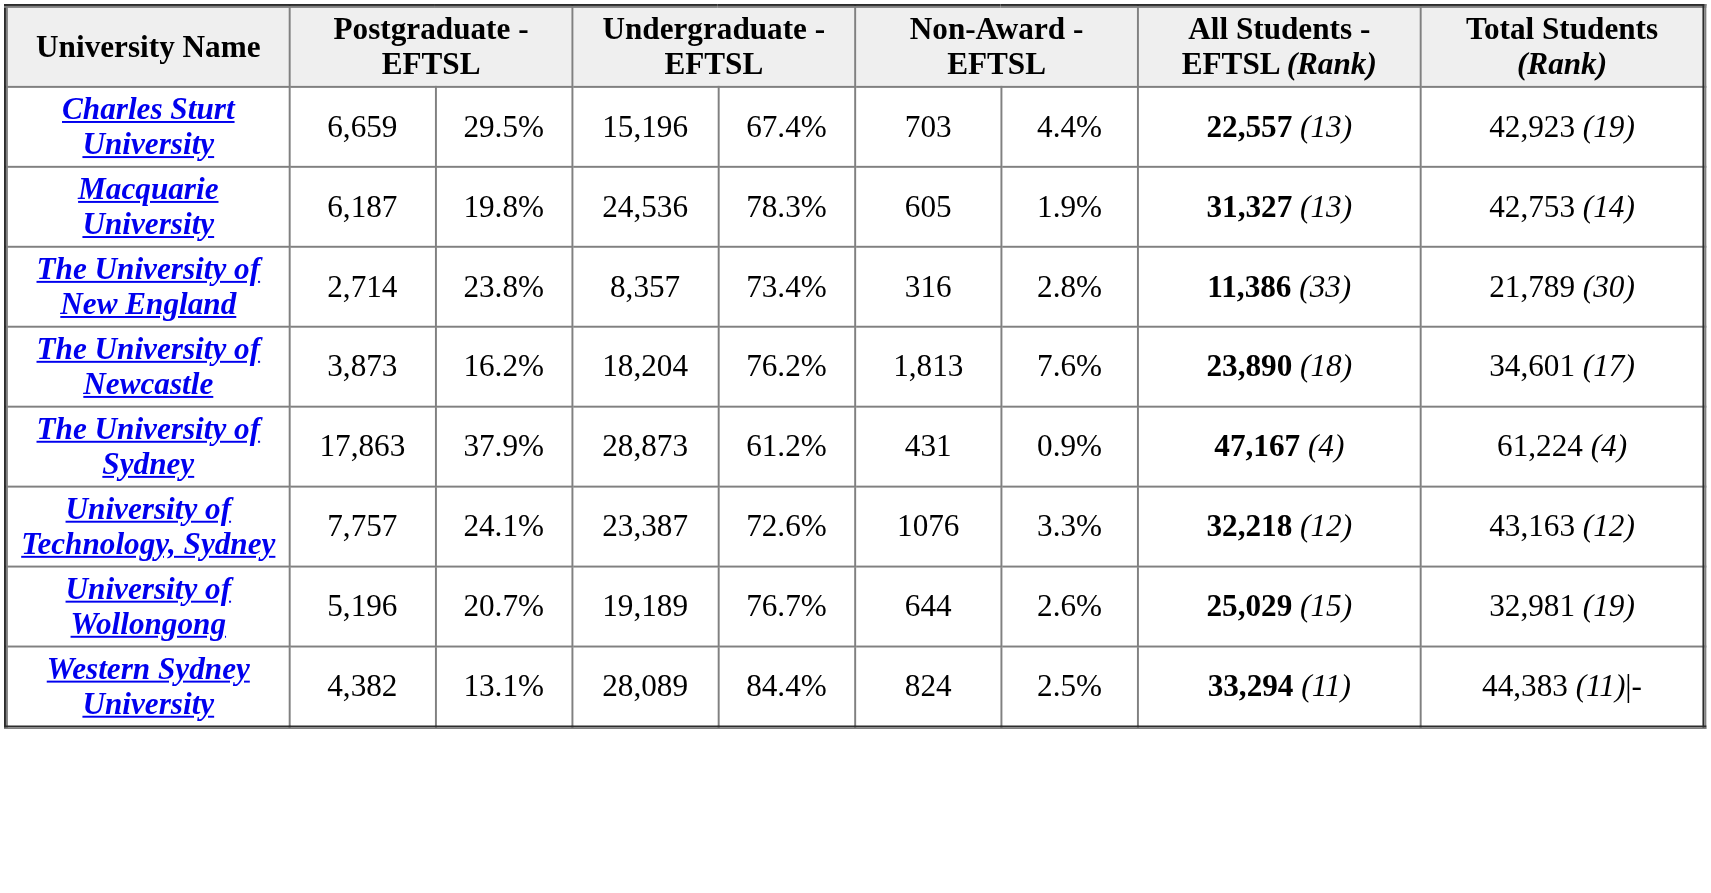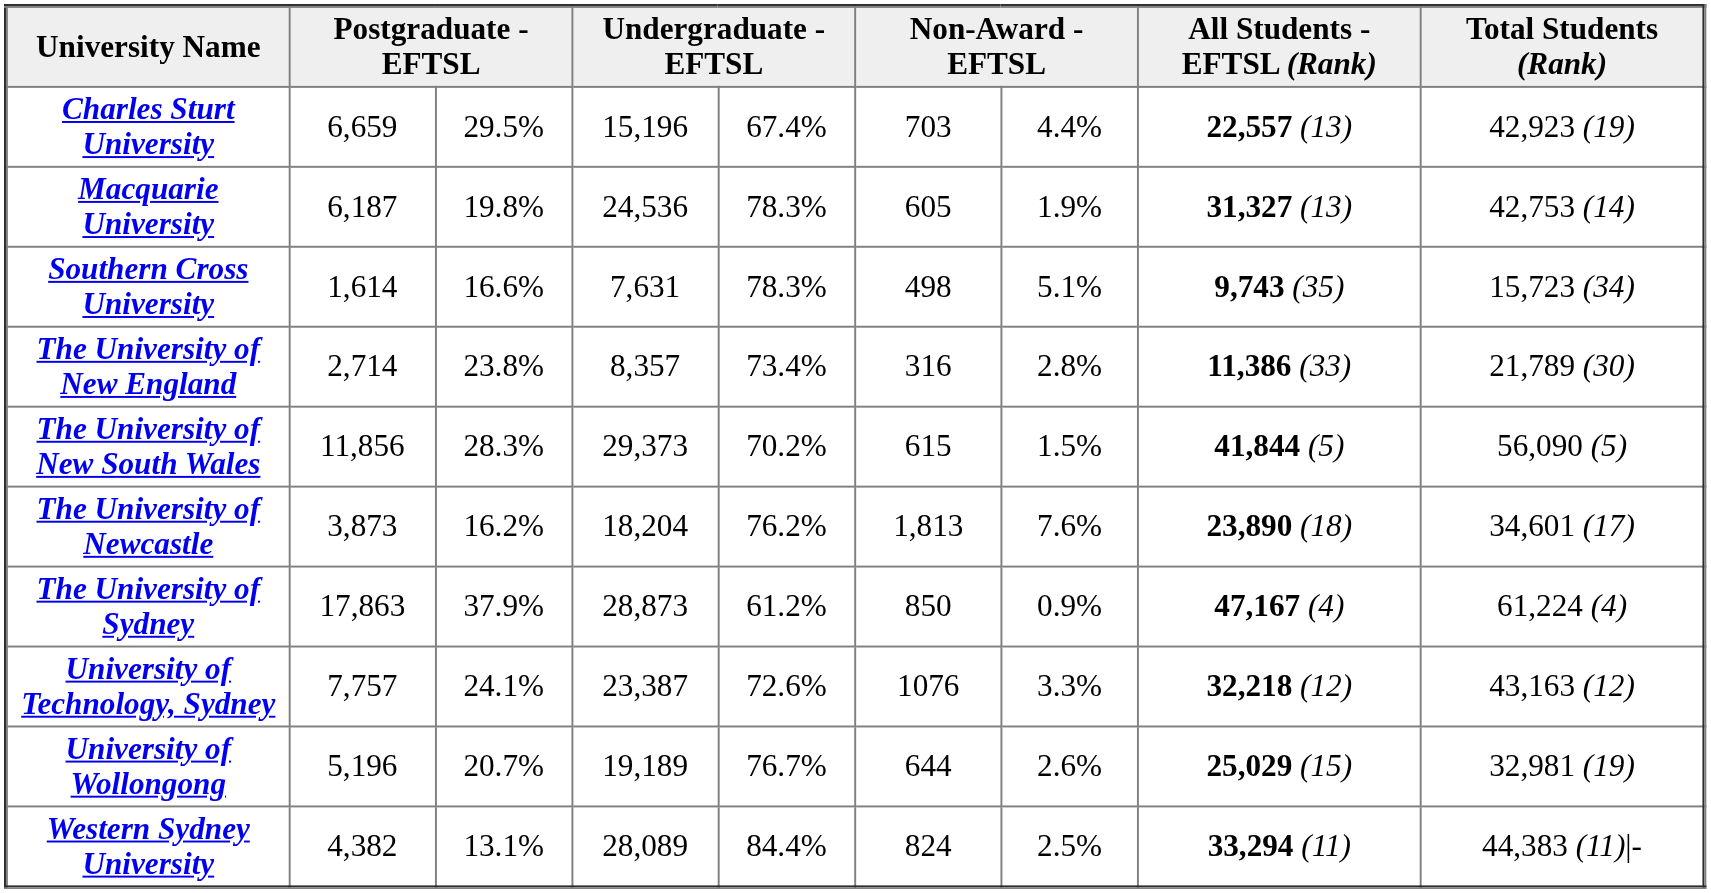+ row: (148, 286)
+ row: (148, 446)
(928, 446) 431 -> (928, 606) 850
